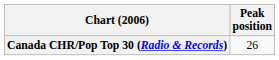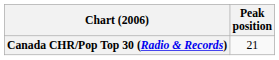(252, 45) 26 -> (252, 45) 21
